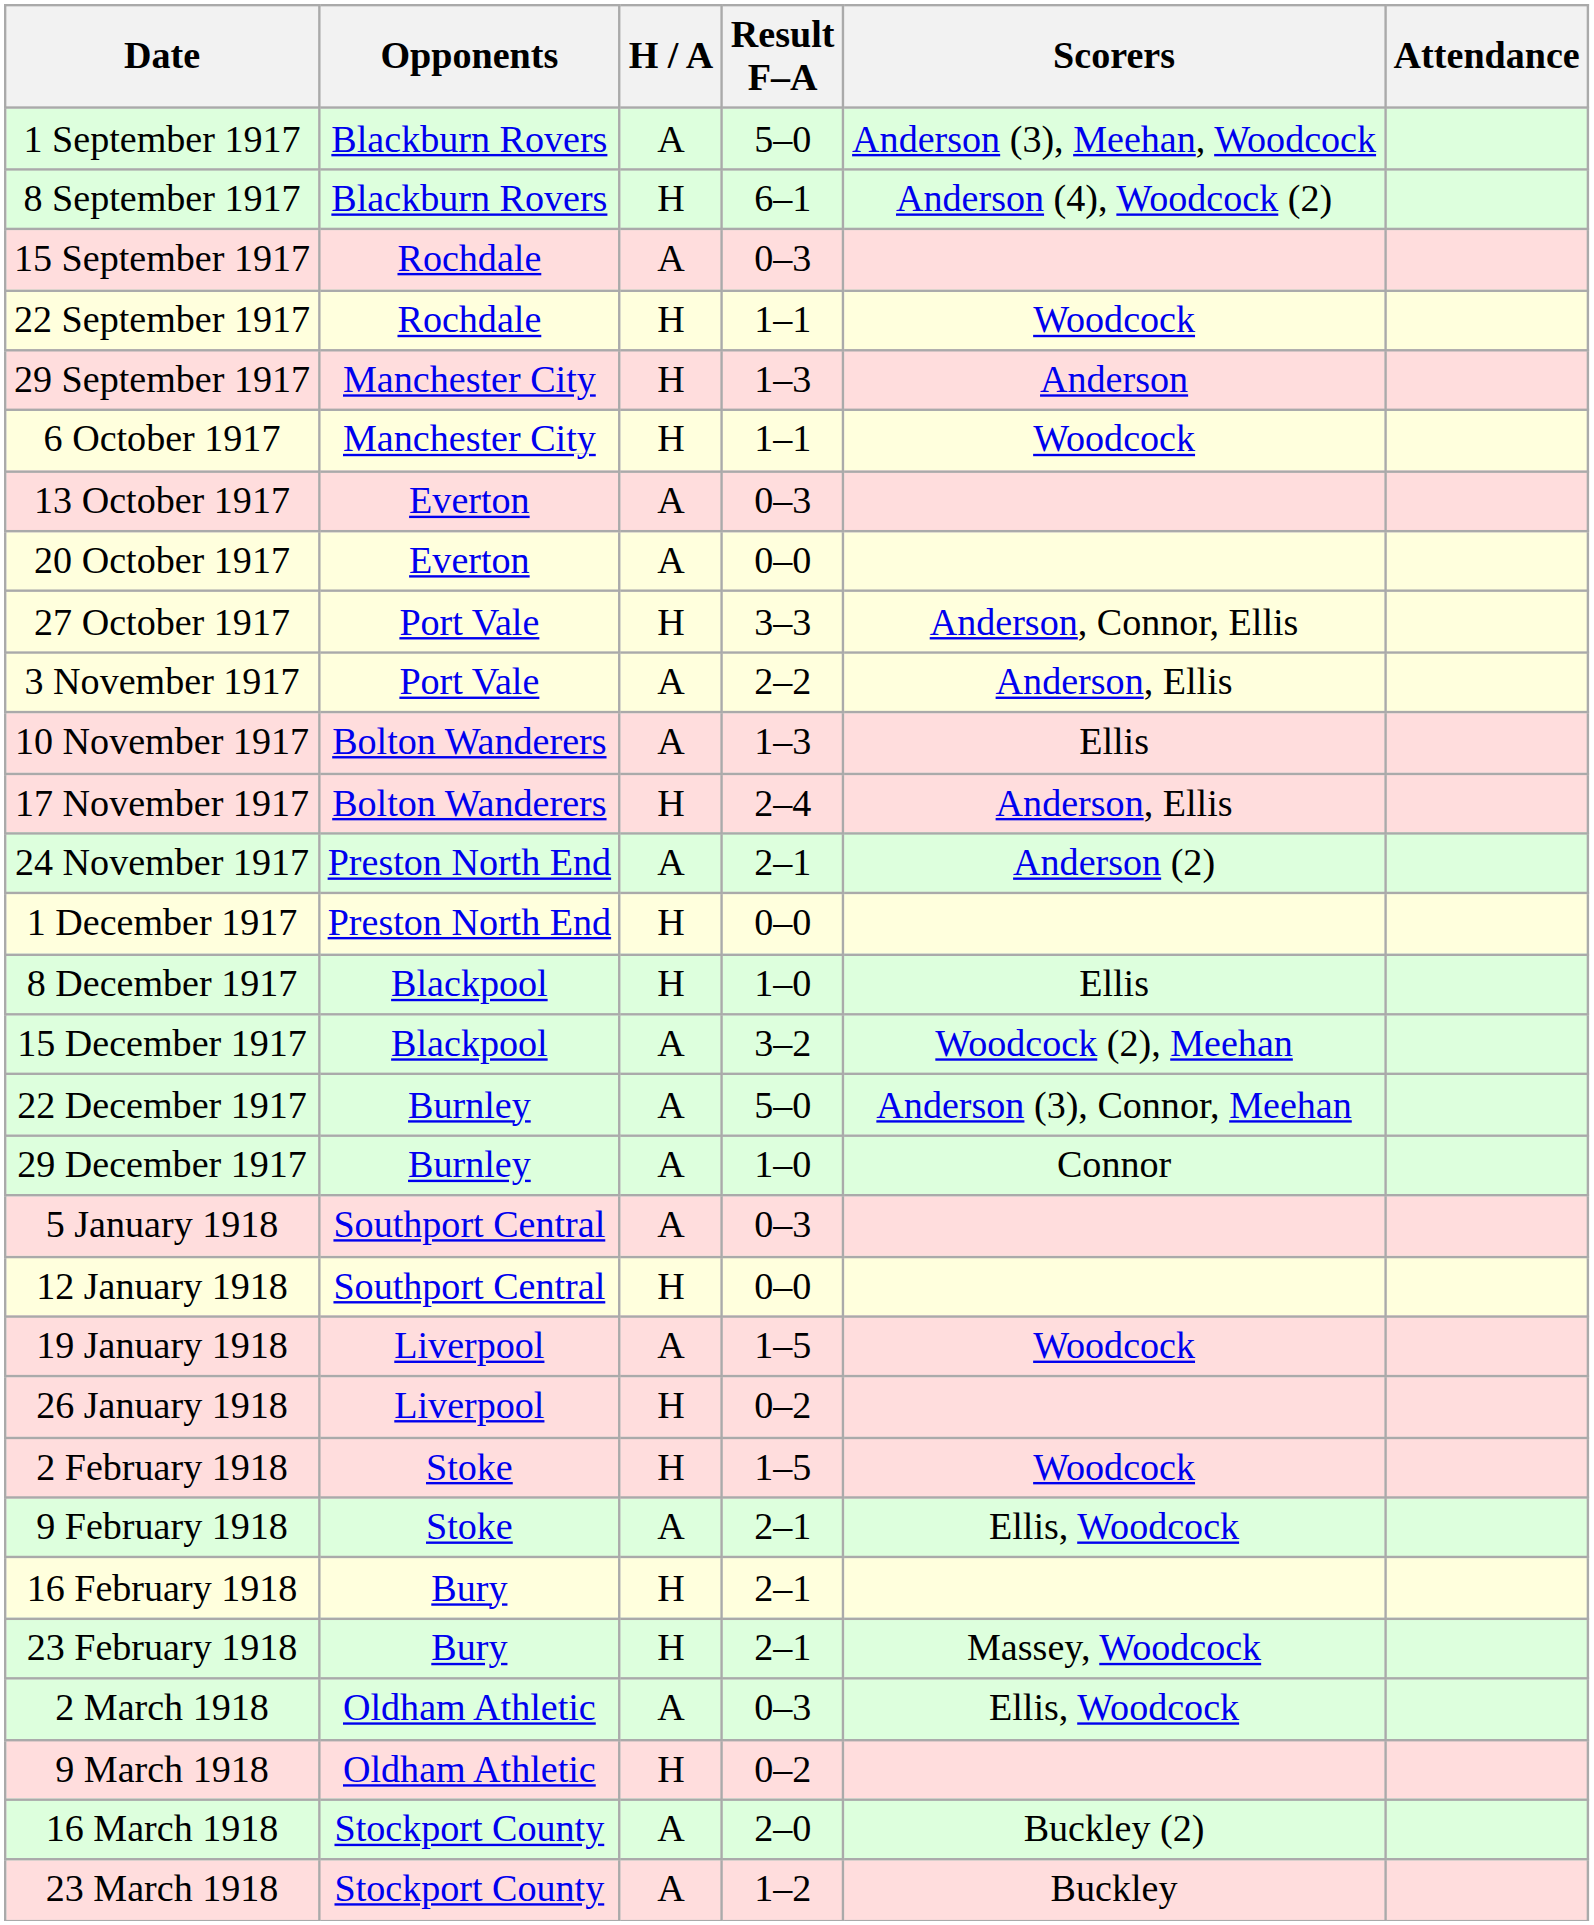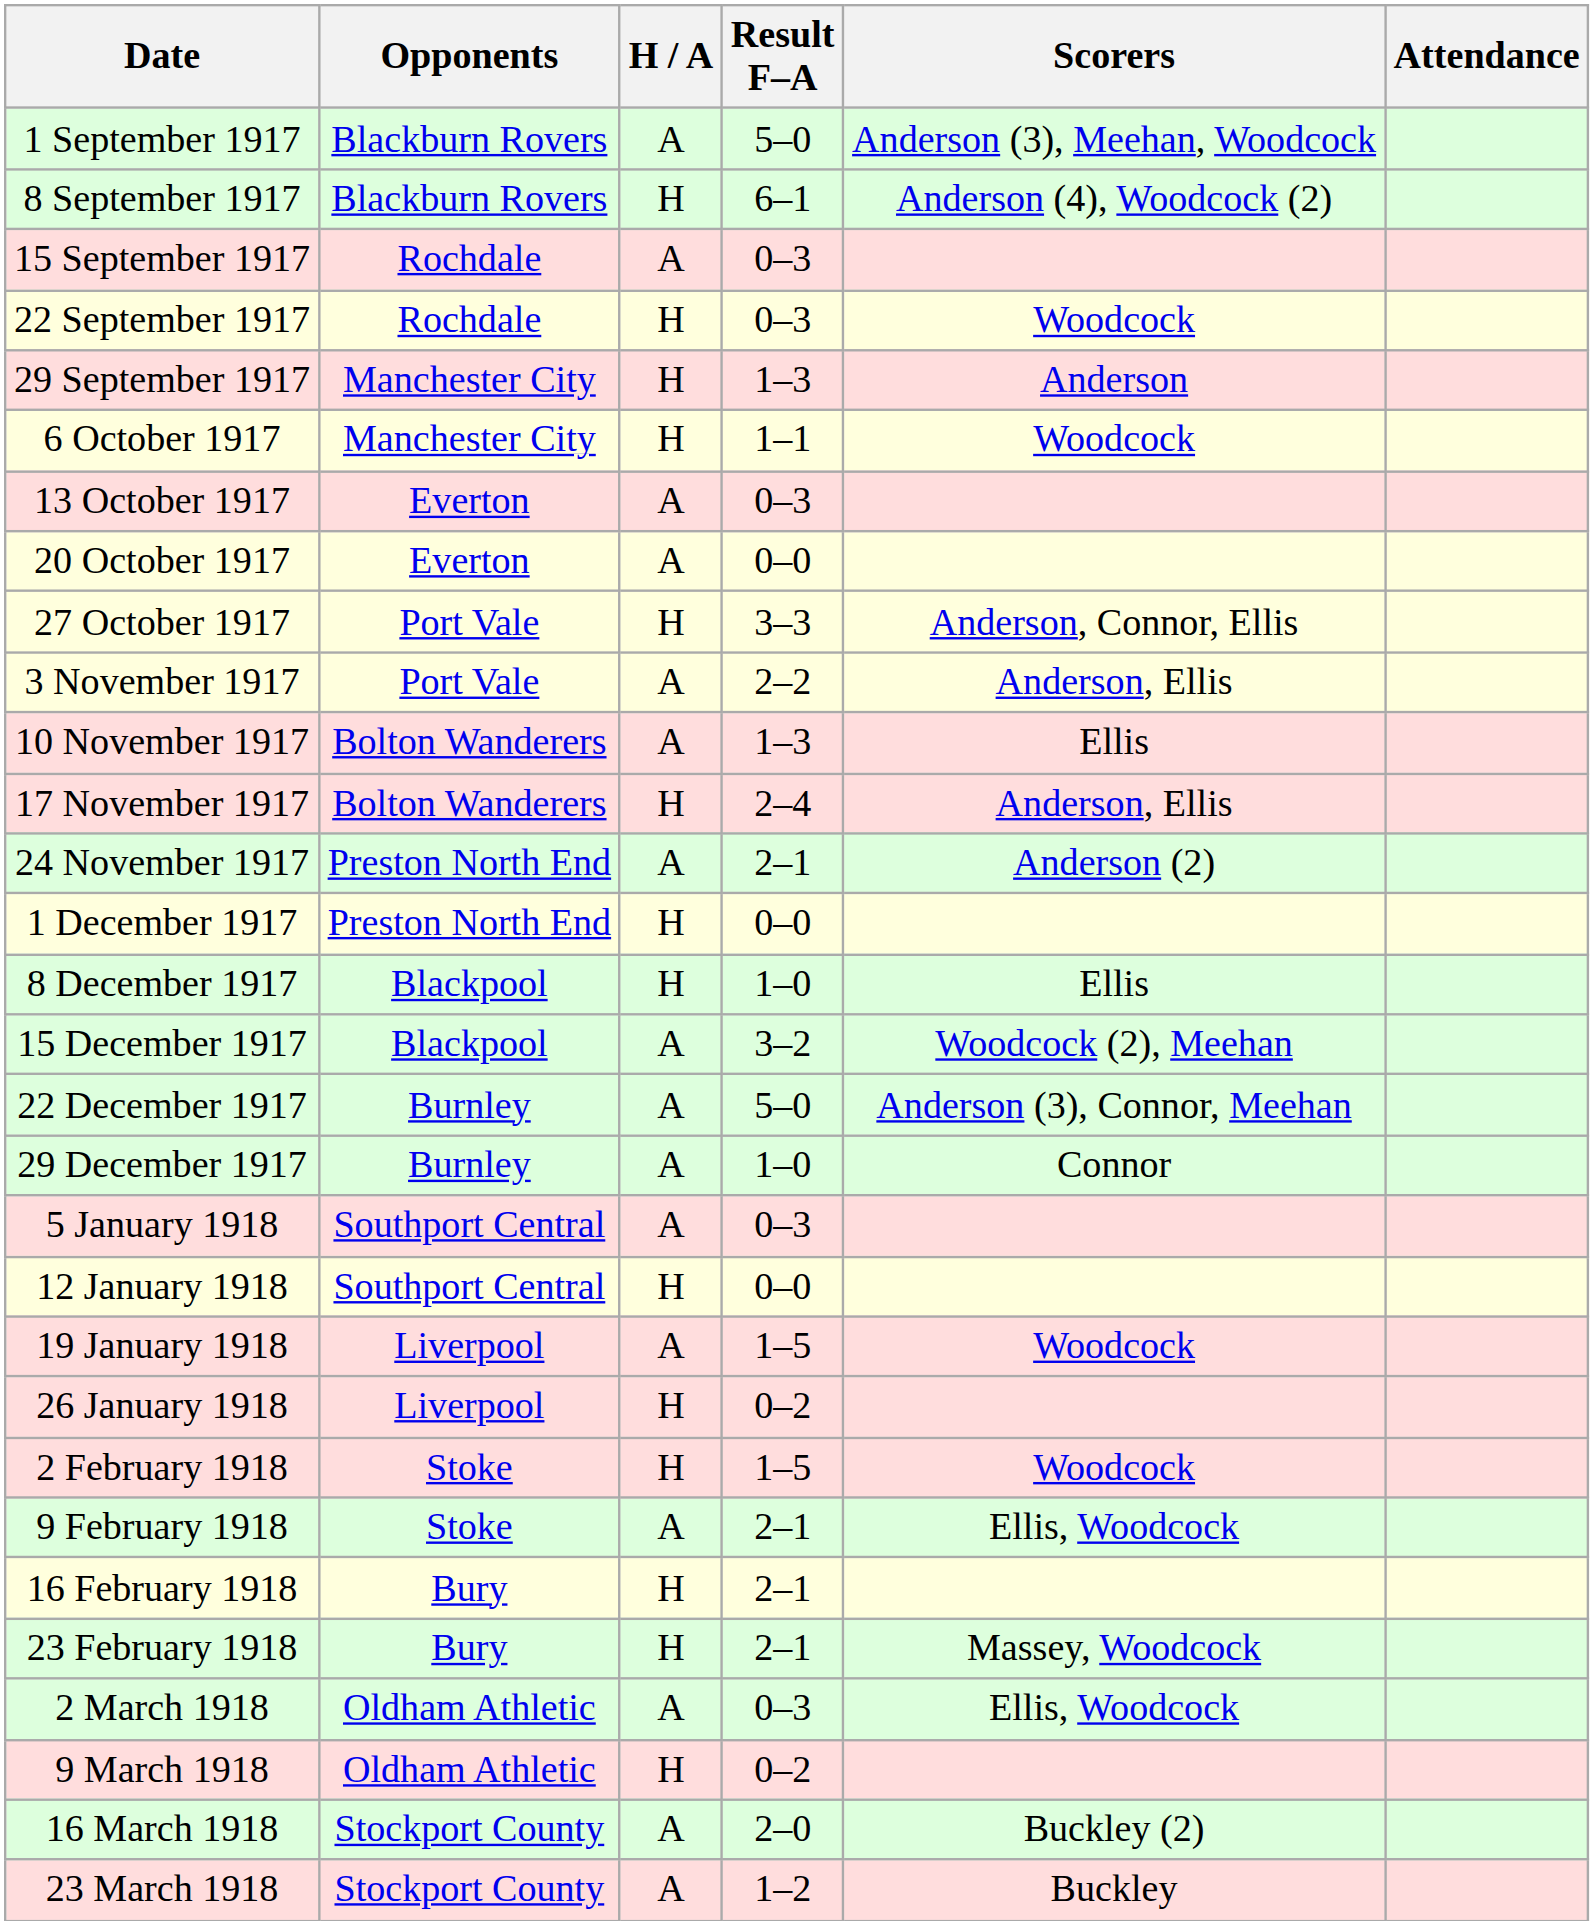(783, 319) 1–1 -> (783, 319) 0–3
